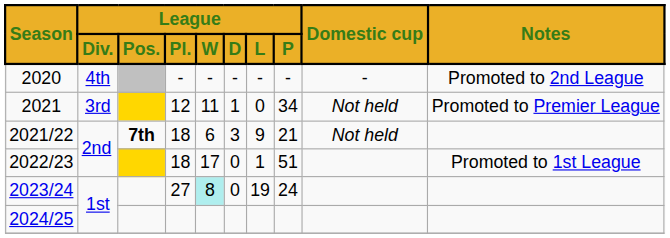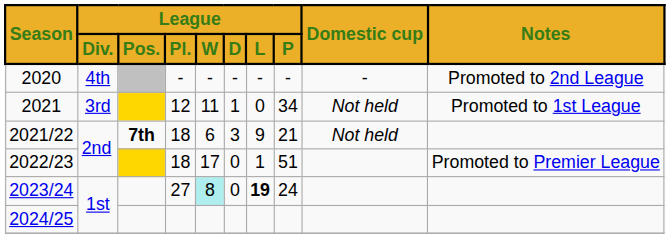(546, 106) Promoted to Premier League -> (546, 106) Promoted to 1st League
(546, 162) Promoted to 1st League -> (546, 162) Promoted to Premier League
(260, 190) normal -> (260, 190) bold
